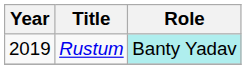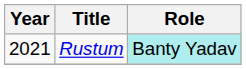(30, 49) 2019 -> (30, 49) 2021
